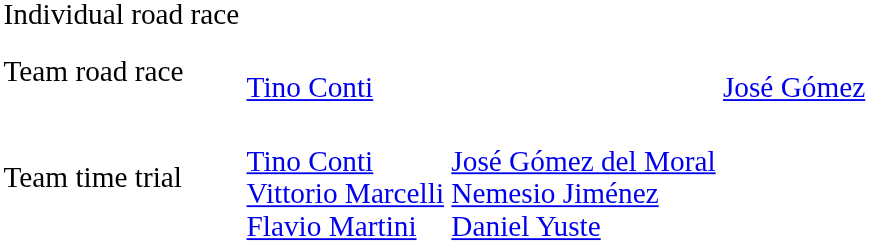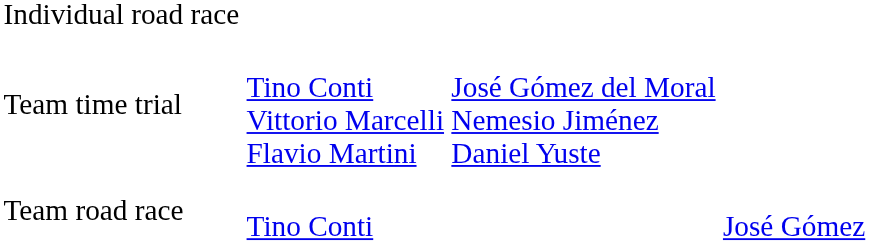rows swapped: (94, 71) <-> (93, 177)
